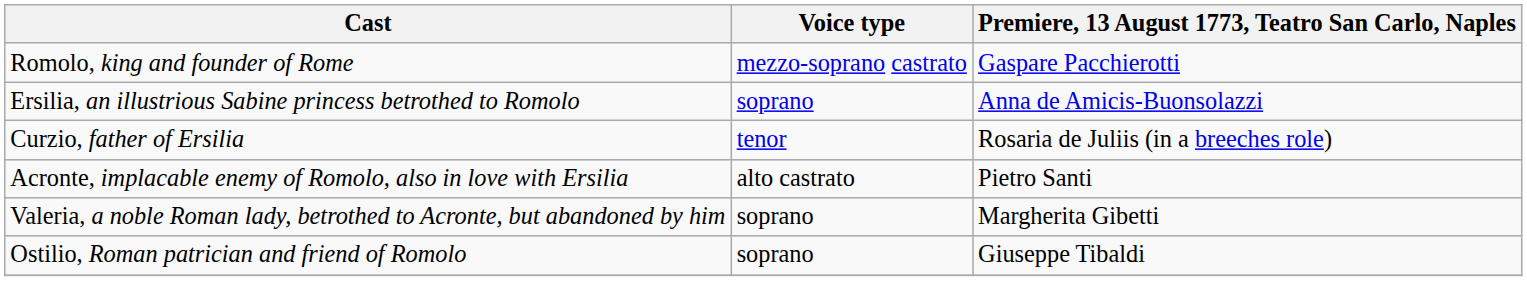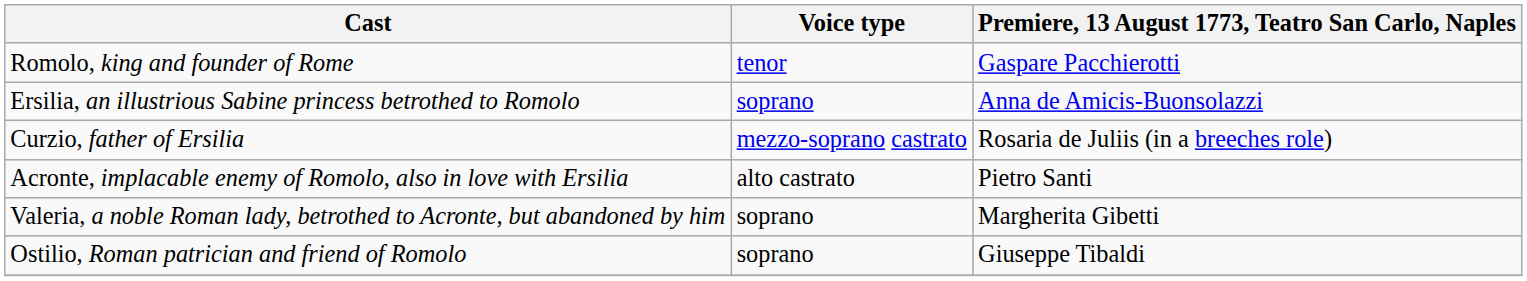(852, 62) mezzo-soprano castrato -> (762, 62) tenor
(762, 139) tenor -> (852, 139) mezzo-soprano castrato
